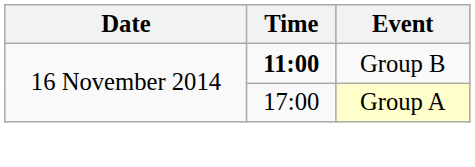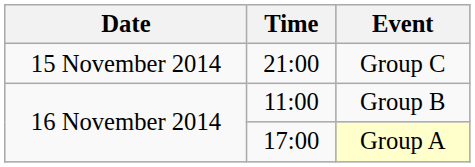+ row: (403, 63)
(291, 63) bold -> (291, 102) normal
